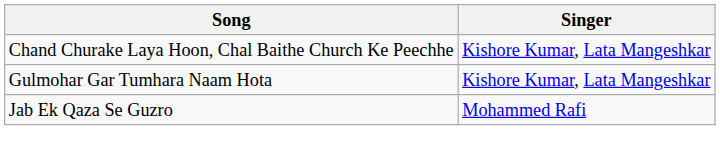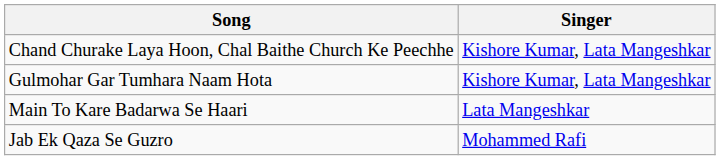+ row: (128, 109)
